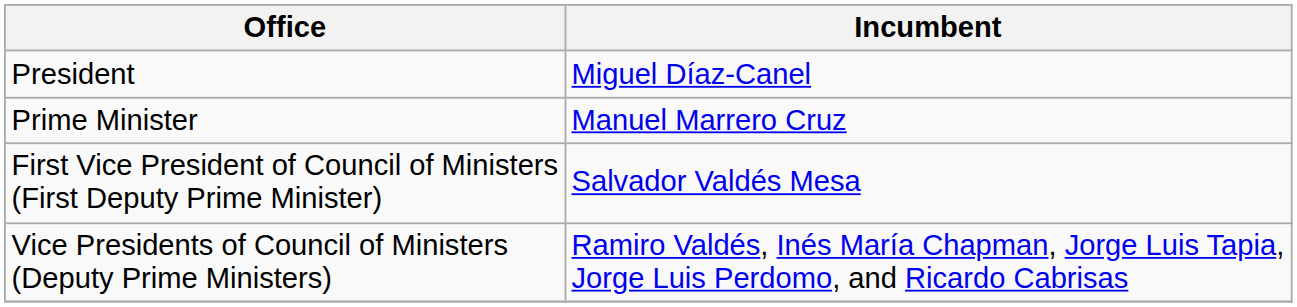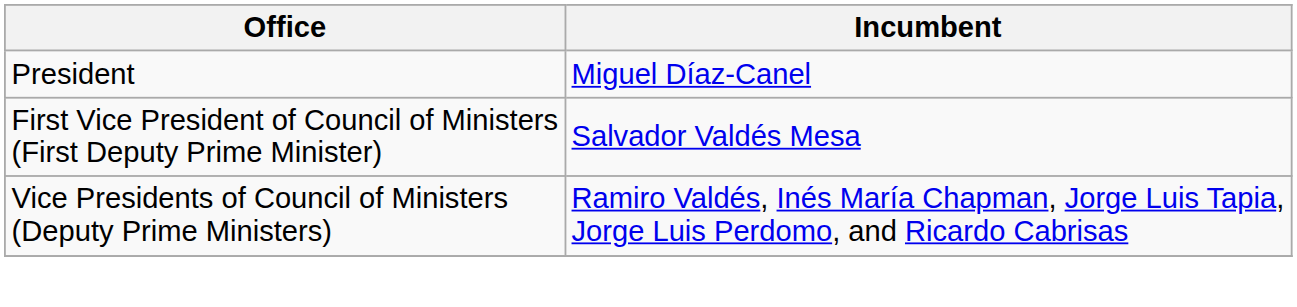- row: (105, 119)
